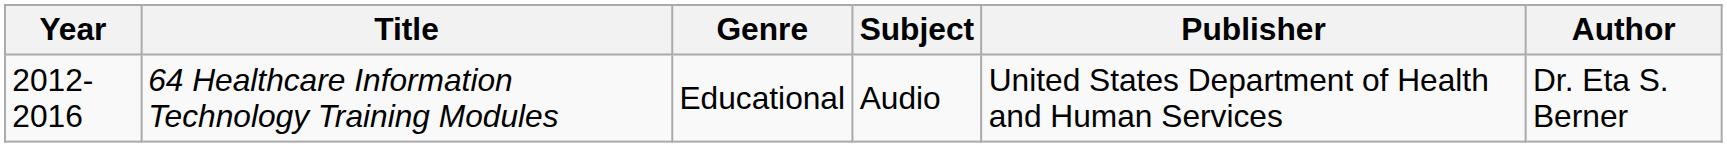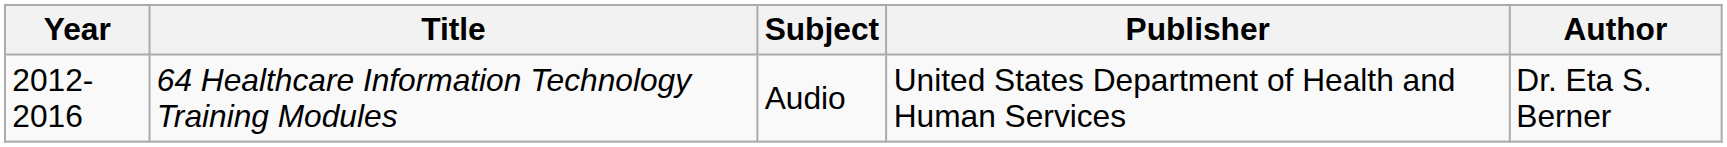- column: (762, 29)
